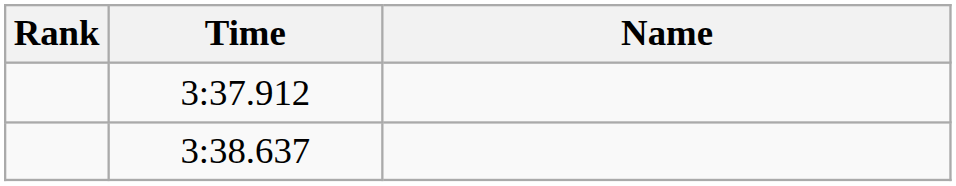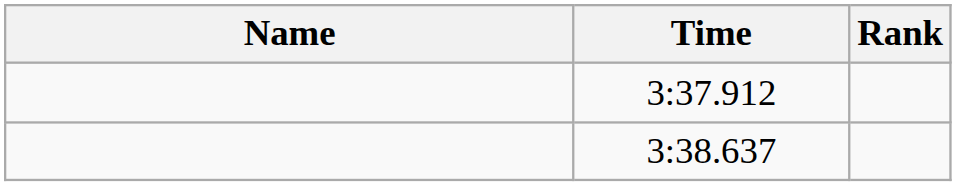columns swapped: (667, 33) <-> (57, 33)
